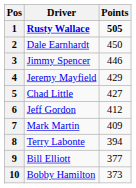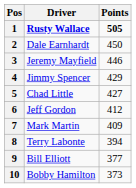(58, 61) Jimmy Spencer -> (62, 61) Jeremy Mayfield
(62, 77) Jeremy Mayfield -> (58, 77) Jimmy Spencer
